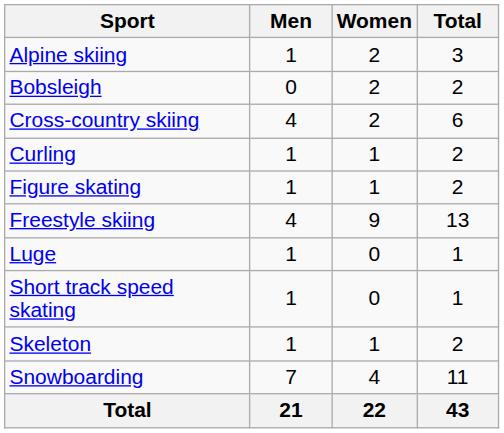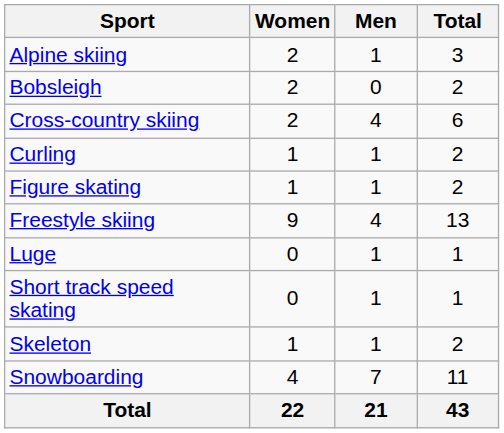columns swapped: (291, 21) <-> (374, 21)
